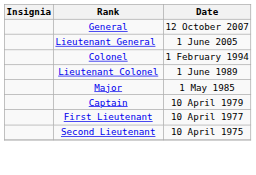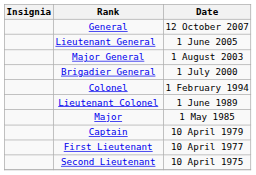+ row: (108, 57)
+ row: (108, 72)
